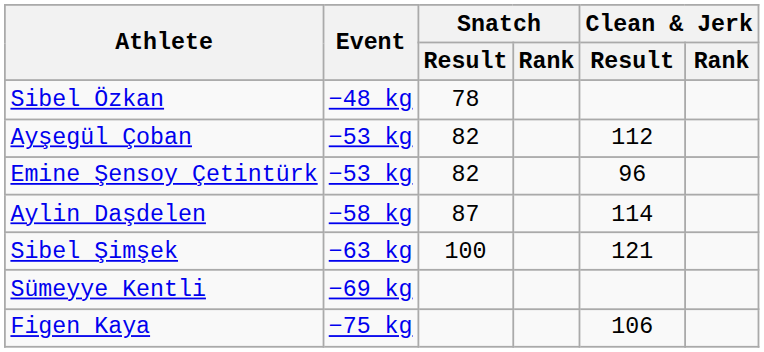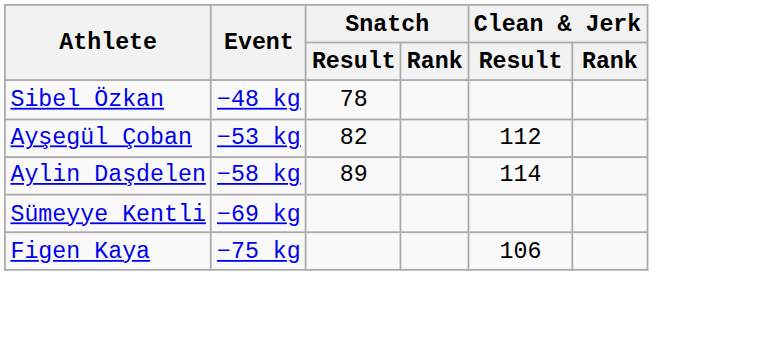- row: (164, 176)
(465, 213) 87 -> (354, 176) 89
- row: (94, 251)
